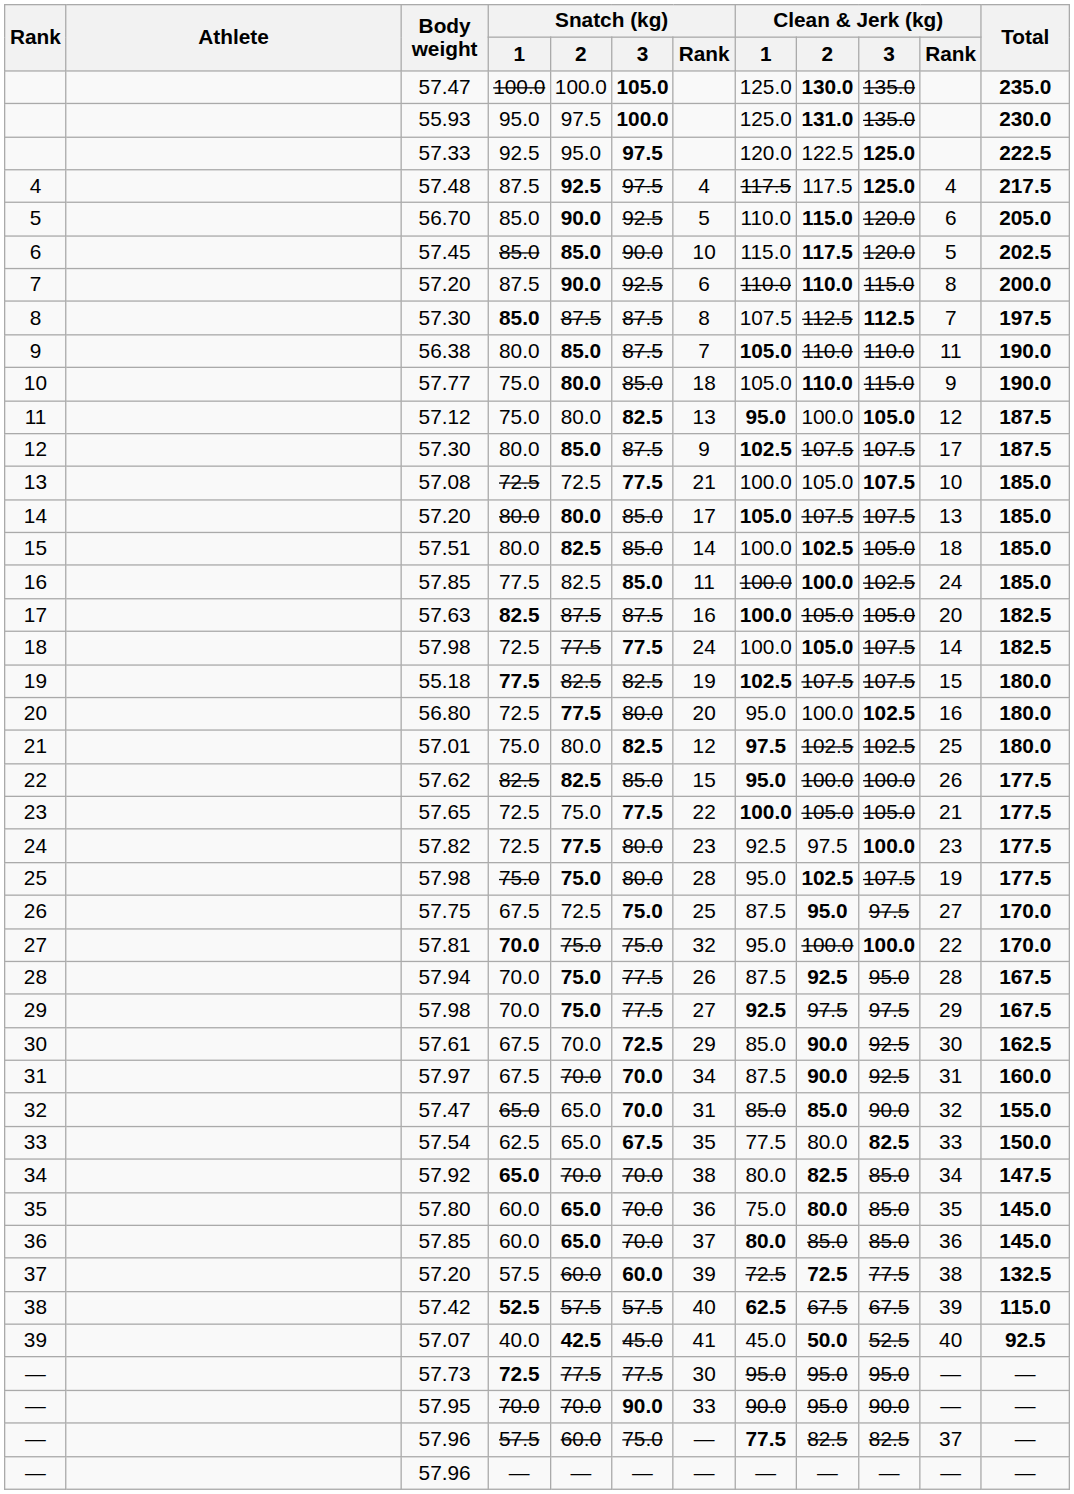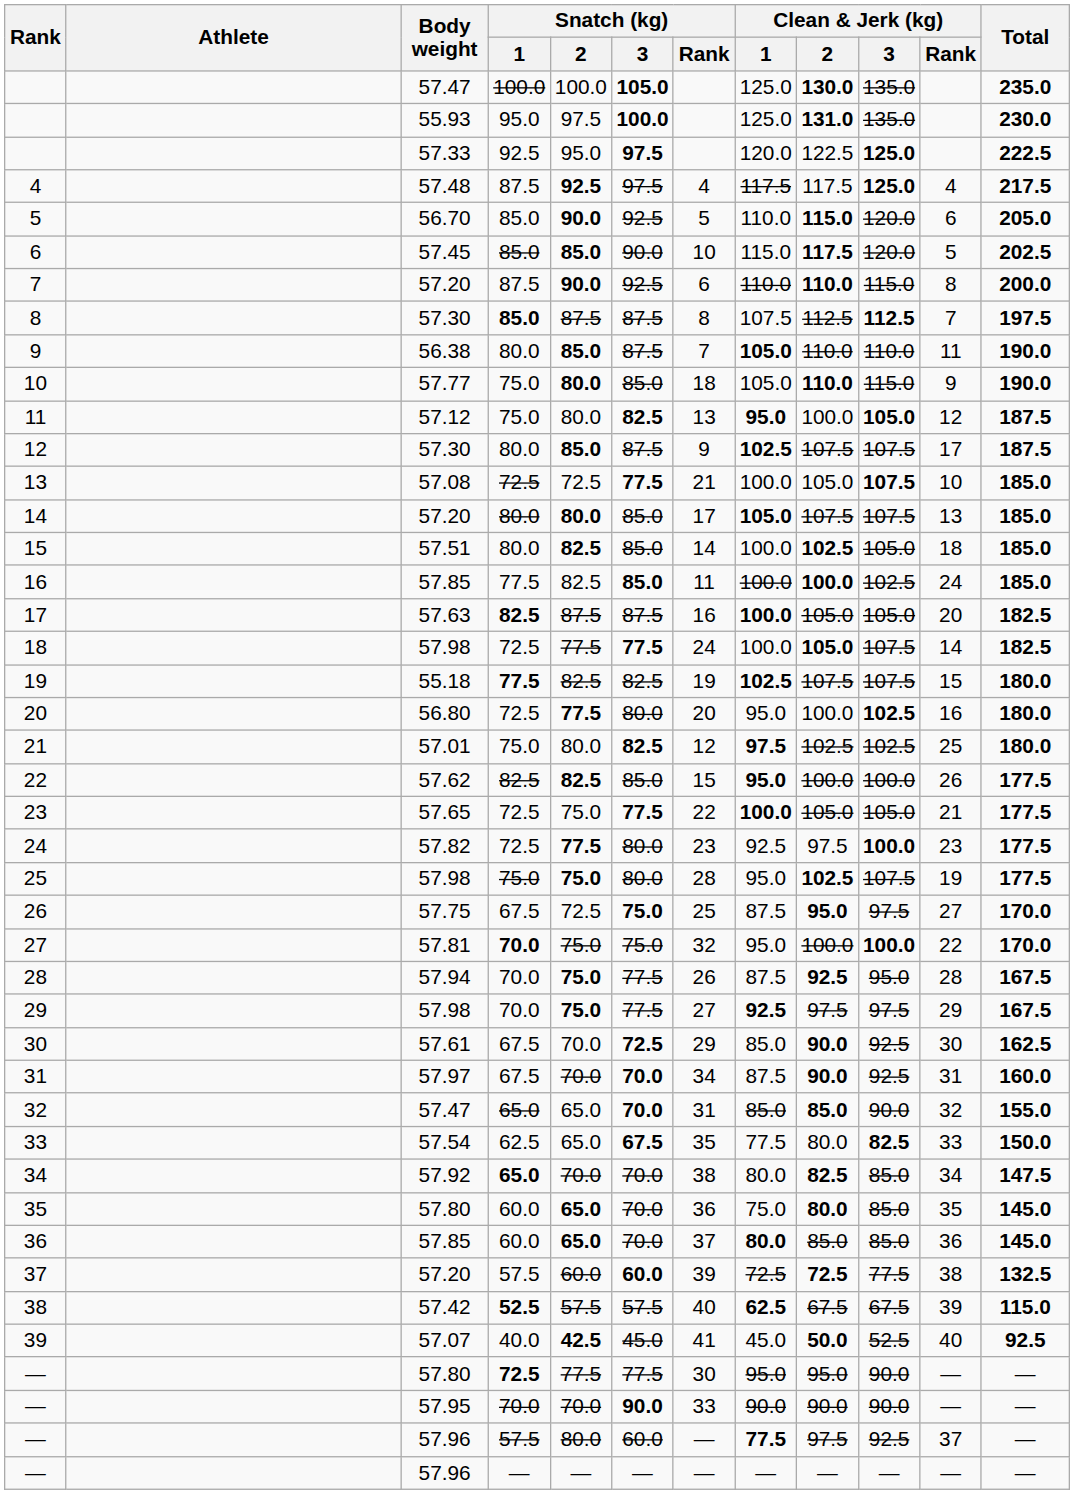(445, 1373) 57.73 -> (445, 1373) 57.80
(889, 1373) 95.0 -> (889, 1373) 90.0
(827, 1406) 95.0 -> (827, 1406) 90.0
(581, 1439) 60.0 -> (581, 1439) 80.0
(643, 1439) 75.0 -> (643, 1439) 60.0
(827, 1439) 82.5 -> (827, 1439) 97.5
(889, 1439) 82.5 -> (889, 1439) 92.5
